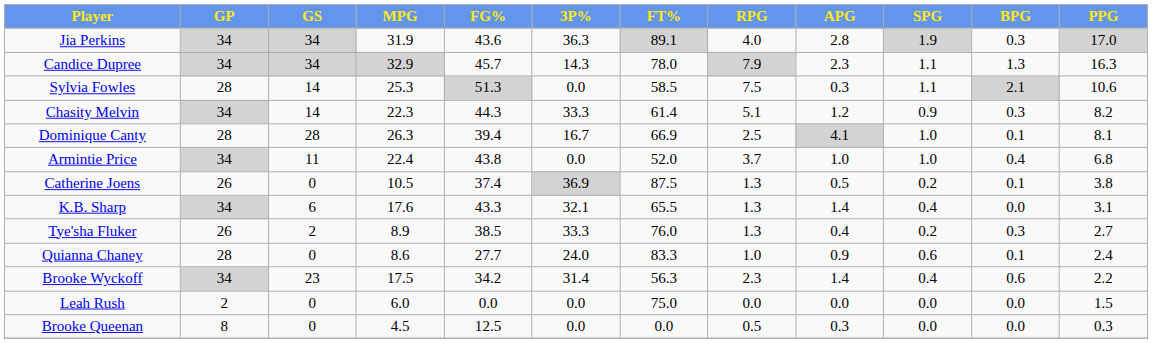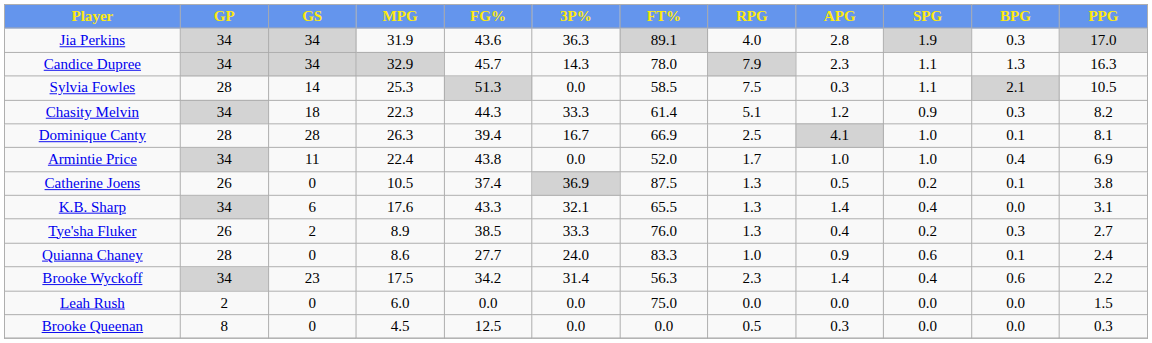(1103, 87) 10.6 -> (1103, 87) 10.5
(312, 111) 14 -> (312, 111) 18
(752, 159) 3.7 -> (752, 159) 1.7
(1103, 159) 6.8 -> (1103, 159) 6.9
